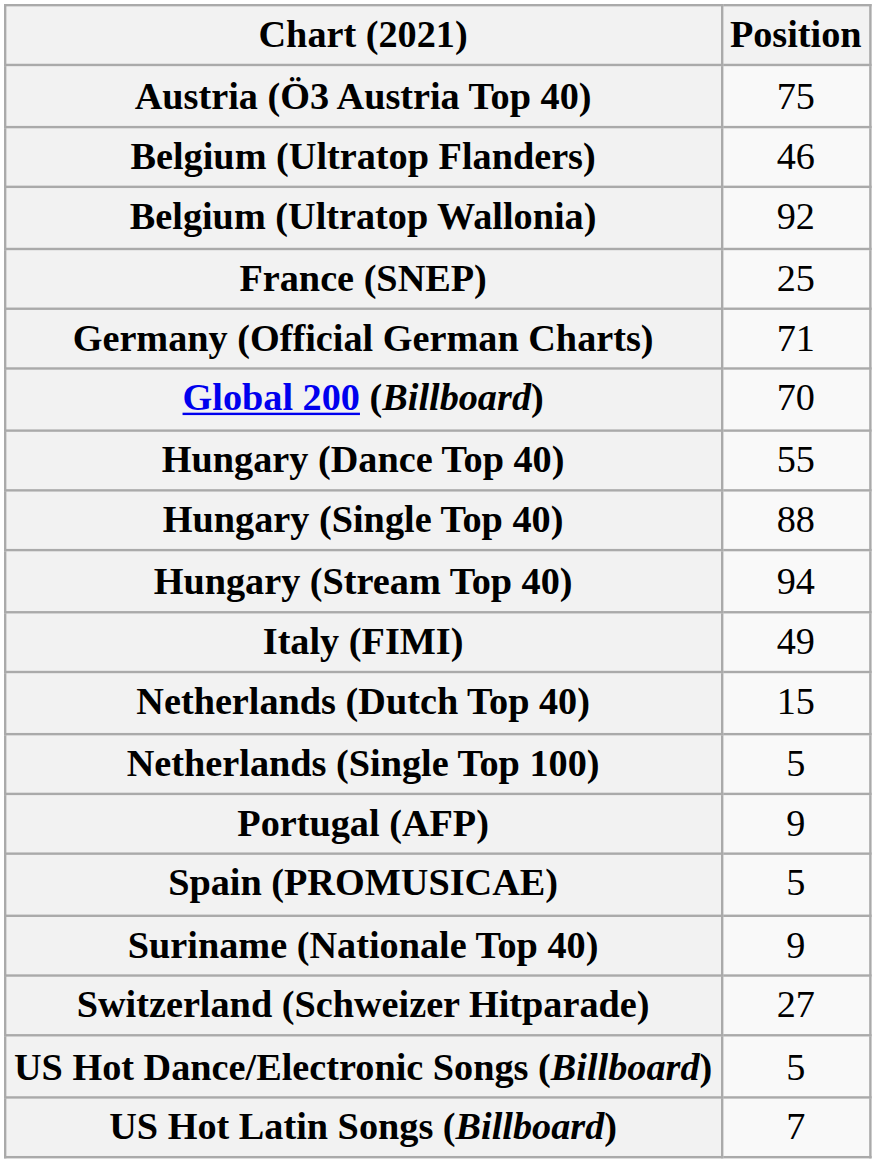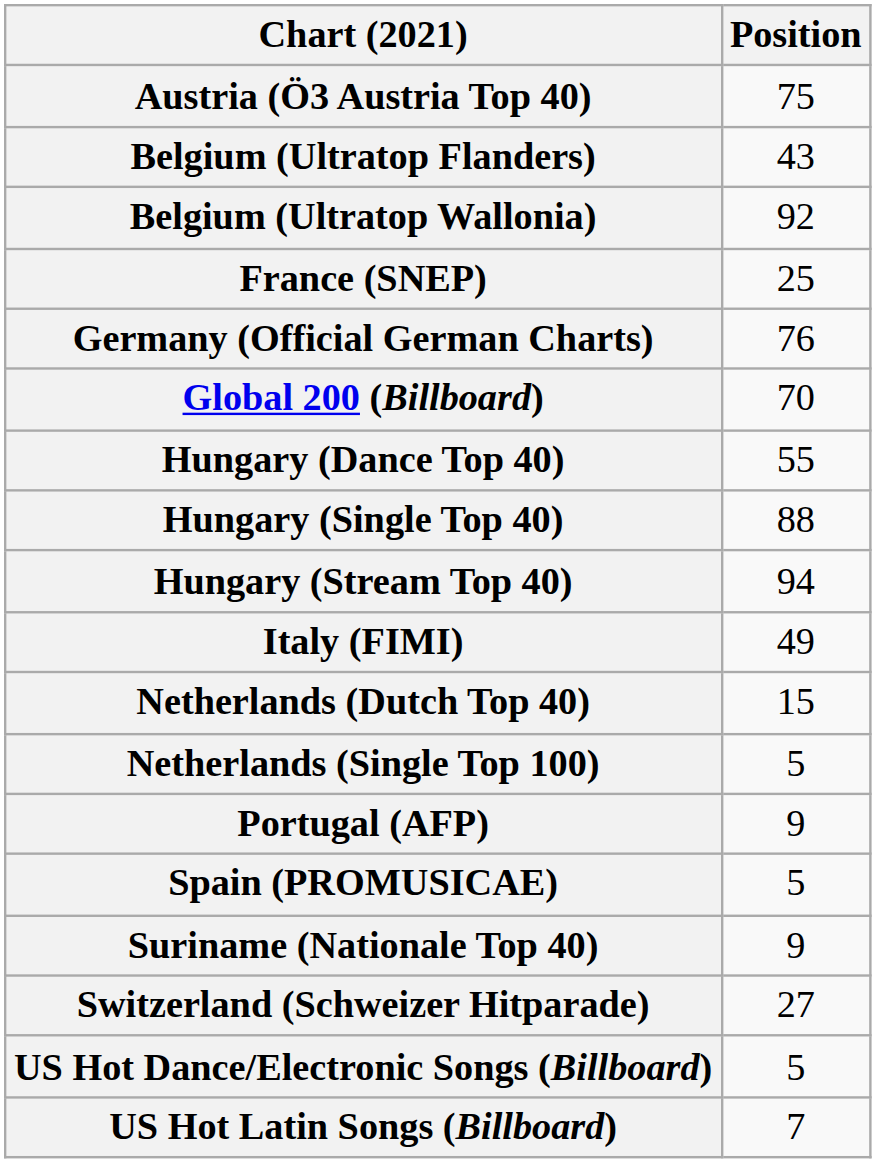(796, 156) 46 -> (796, 156) 43
(796, 338) 71 -> (796, 338) 76
